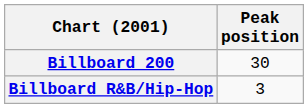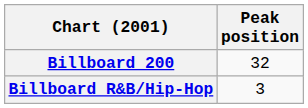(260, 63) 30 -> (260, 63) 32
